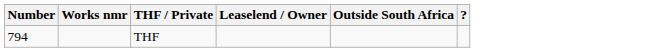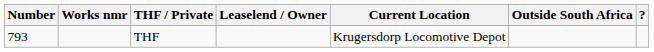+ column: (419, 15)
(18, 36) 794 -> (18, 36) 793
